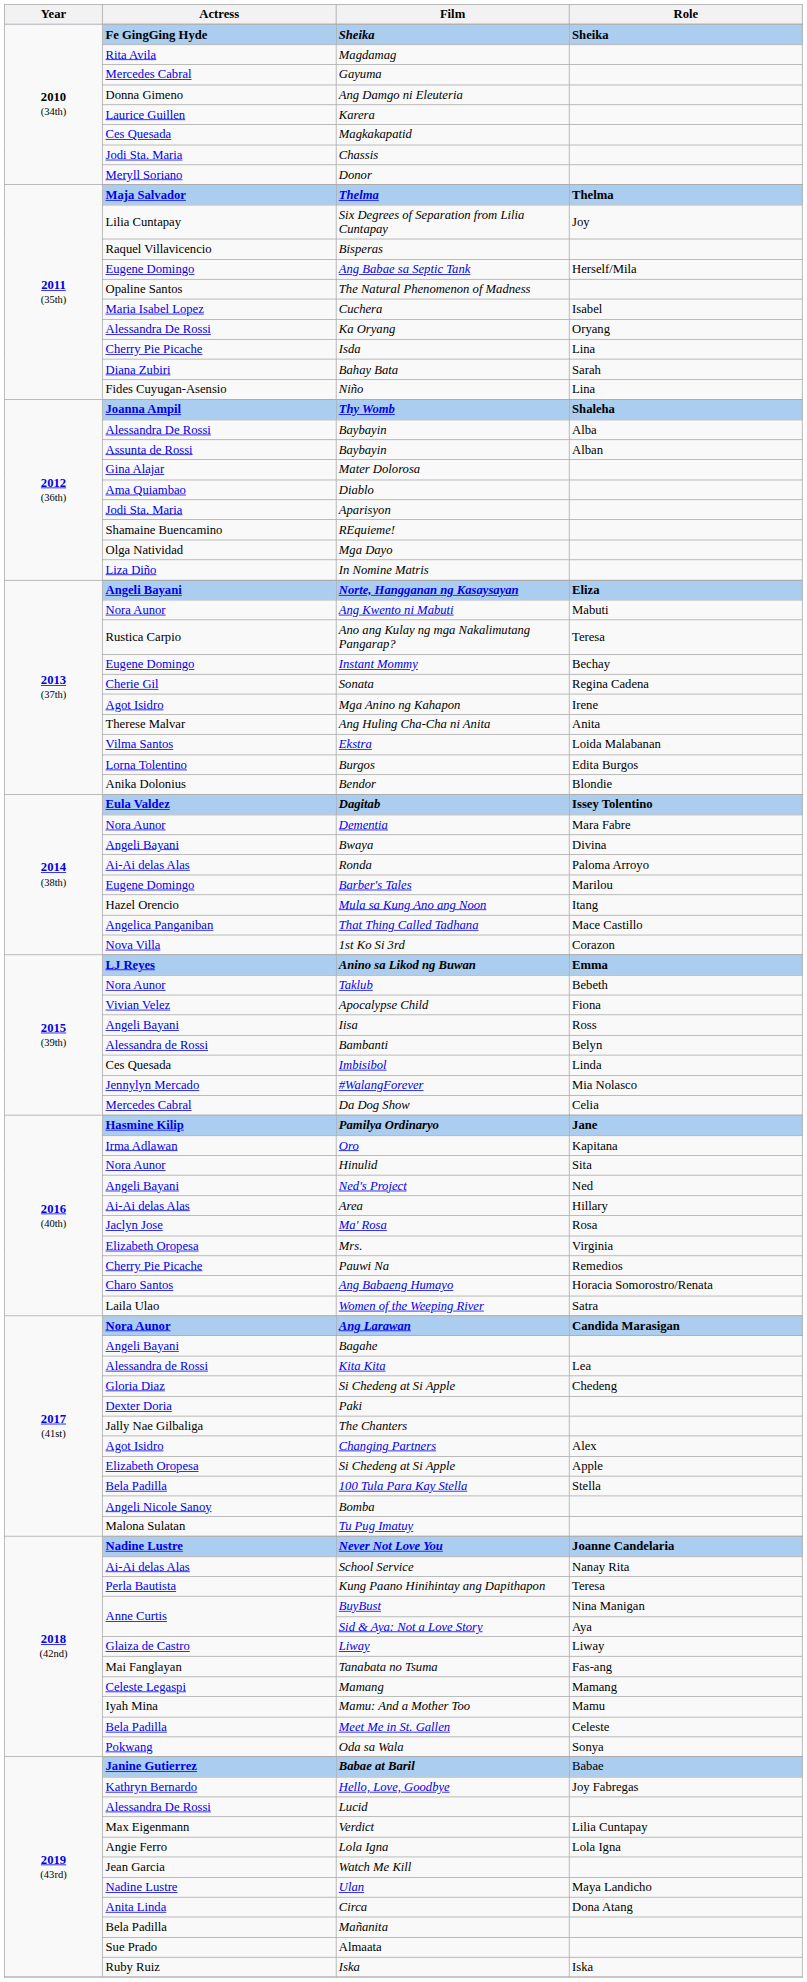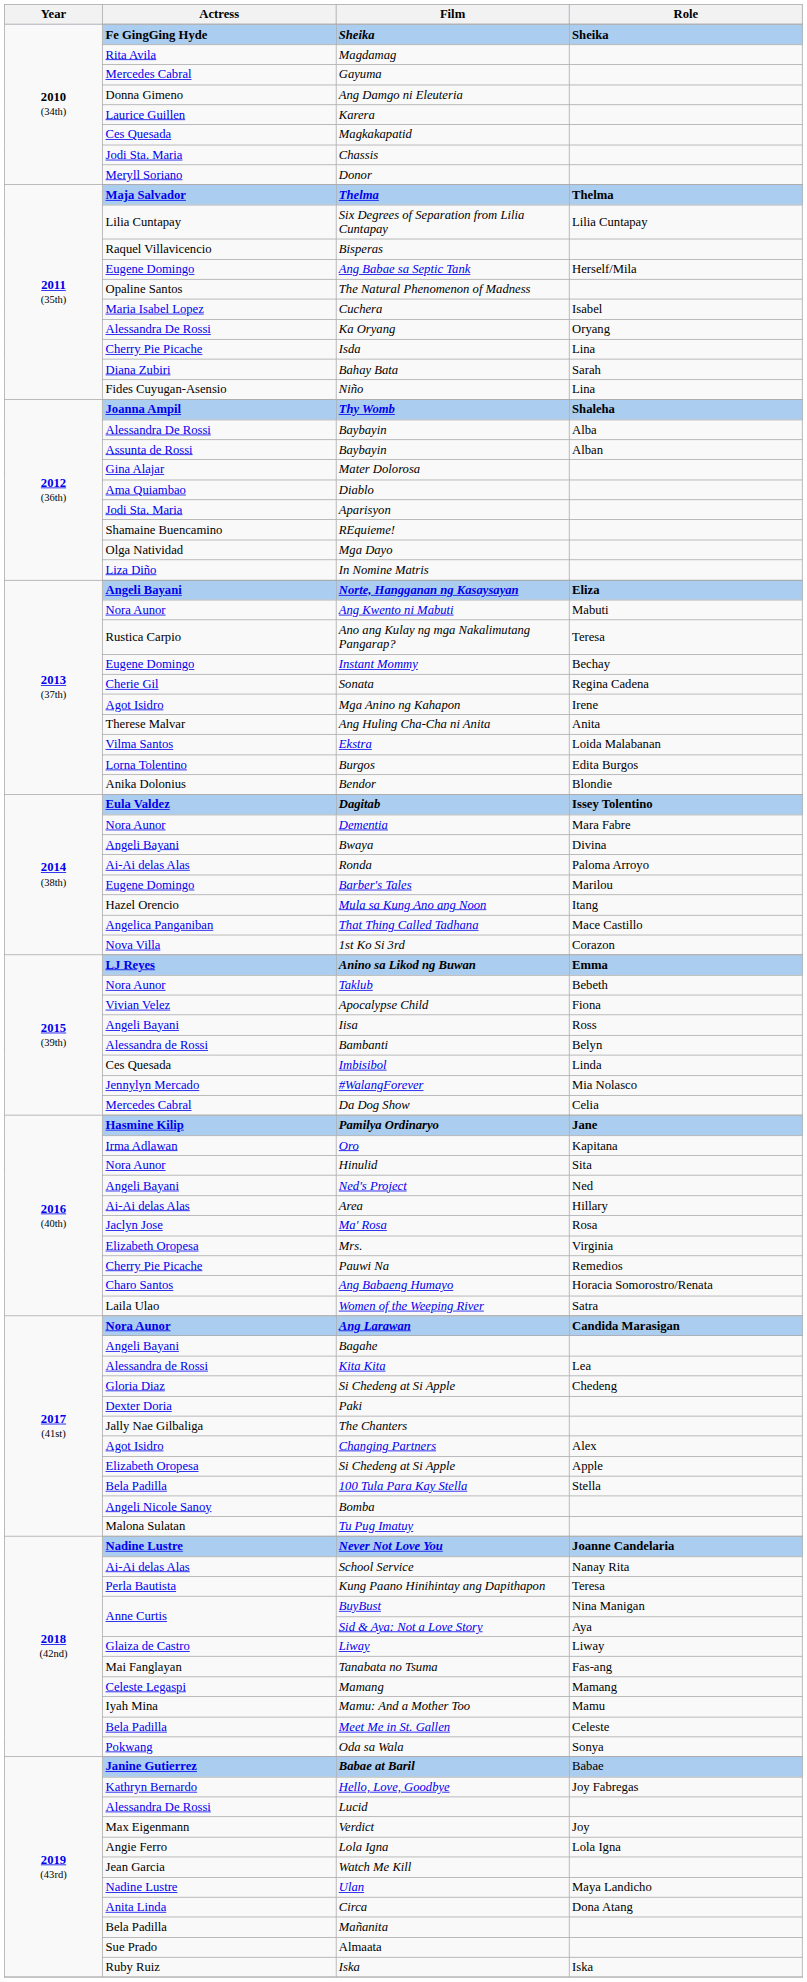(581, 222) Joy -> (610, 222) Lilia Cuntapay
(610, 1827) Lilia Cuntapay -> (581, 1827) Joy
